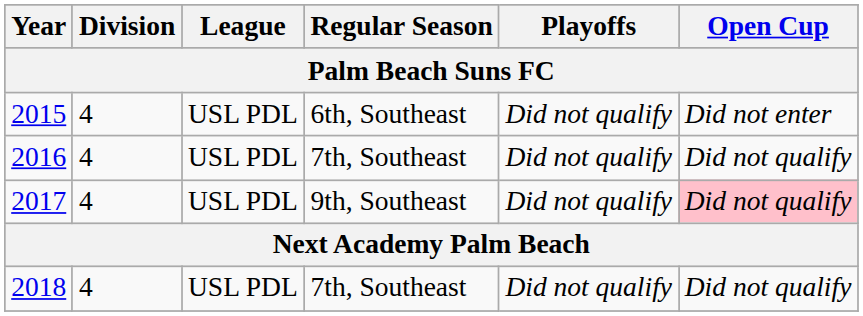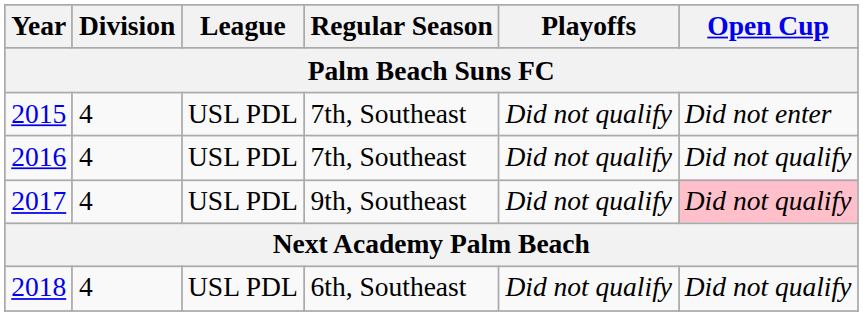(388, 113) 6th, Southeast -> (388, 113) 7th, Southeast
(388, 288) 7th, Southeast -> (388, 288) 6th, Southeast
